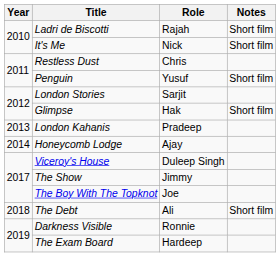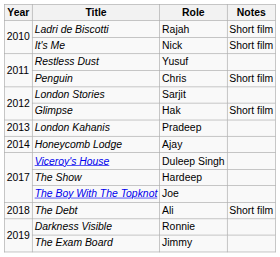(174, 62) Chris -> (175, 62) Yusuf
(175, 78) Yusuf -> (174, 78) Chris
(177, 177) Jimmy -> (182, 177) Hardeep
(182, 243) Hardeep -> (177, 243) Jimmy
